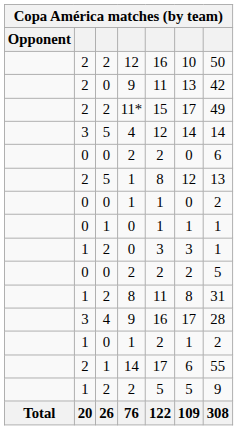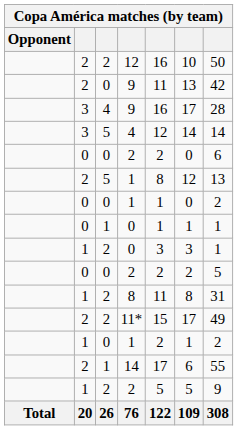rows swapped: (85, 109) <-> (85, 319)
